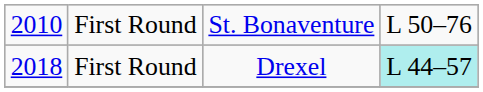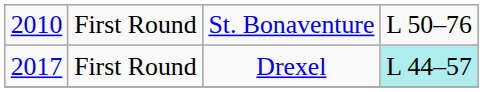(37, 65) 2018 -> (37, 65) 2017
